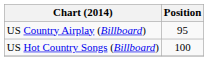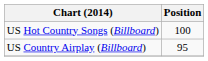rows swapped: (76, 30) <-> (83, 47)
